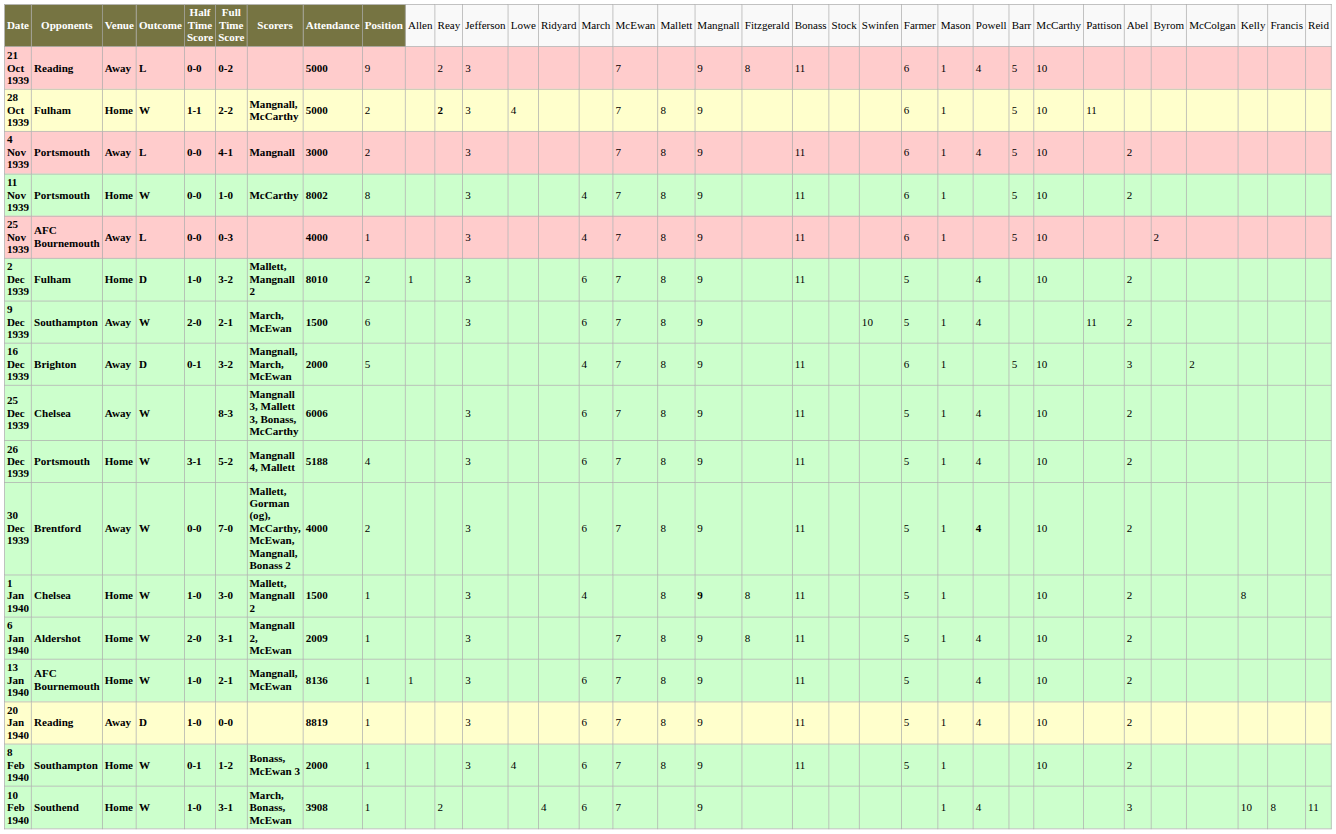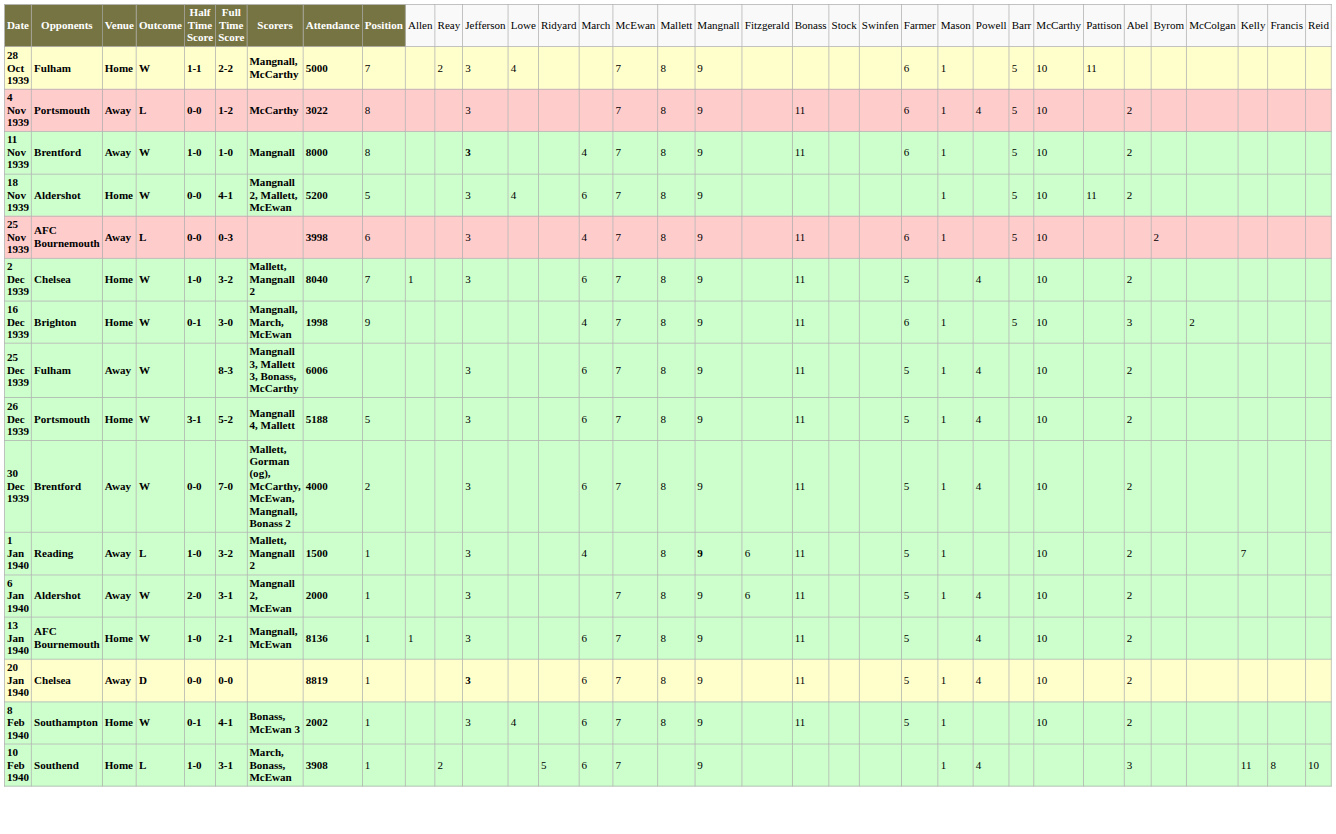- row: (18, 68)
(368, 110) 2 -> (368, 68) 7
(440, 110) bold -> (440, 68) normal
(226, 152) 4-1 -> (226, 110) 1-2
(272, 152) Mangnall -> (274, 110) McCarthy
(317, 152) 3000 -> (317, 110) 3022
(368, 152) 2 -> (368, 110) 8
(62, 195) Portsmouth -> (58, 152) Brentford
(119, 195) Home -> (118, 152) Away
(194, 195) 0-0 -> (194, 152) 1-0
(274, 195) McCarthy -> (272, 152) Mangnall
(317, 195) 8002 -> (317, 152) 8000
(468, 195) normal -> (468, 152) bold
+ row: (18, 195)
(317, 237) 4000 -> (317, 237) 3998
(368, 237) 1 -> (368, 237) 6
(52, 279) Fulham -> (52, 279) Chelsea
(143, 279) D -> (144, 279) W
(317, 279) 8010 -> (317, 279) 8040
(368, 279) 2 -> (368, 279) 7
- row: (18, 322)
(118, 364) Away -> (119, 322) Home
(143, 364) D -> (144, 322) W
(226, 364) 3-2 -> (226, 322) 3-0
(317, 364) 2000 -> (317, 322) 1998
(368, 364) 5 -> (368, 322) 9
(52, 413) Chelsea -> (52, 370) Fulham
(368, 461) 4 -> (368, 419) 5
(979, 528) bold -> (979, 486) normal
(52, 595) Chelsea -> (54, 553) Reading
(119, 595) Home -> (118, 553) Away
(144, 595) W -> (143, 553) L
(226, 595) 3-0 -> (226, 553) 3-2
(748, 595) 8 -> (748, 553) 6
(1244, 595) 8 -> (1244, 553) 7
(119, 638) Home -> (118, 595) Away
(317, 638) 2009 -> (317, 595) 2000
(748, 638) 8 -> (748, 595) 6
(54, 723) Reading -> (52, 680) Chelsea
(194, 723) 1-0 -> (194, 680) 0-0
(468, 723) normal -> (468, 680) bold
(226, 765) 1-2 -> (226, 723) 4-1
(317, 765) 2000 -> (317, 723) 2002
(144, 807) W -> (143, 765) L
(544, 807) 4 -> (544, 765) 5
(1246, 807) 10 -> (1246, 765) 11
(1313, 807) 11 -> (1314, 765) 10
